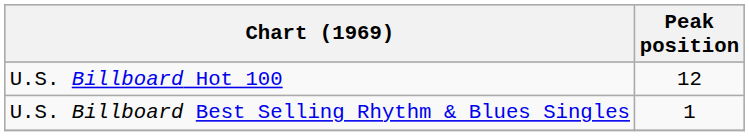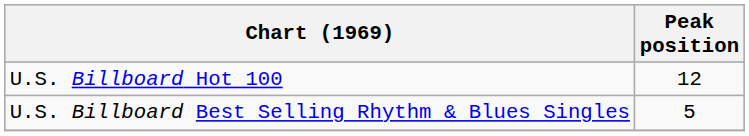(689, 113) 1 -> (689, 113) 5
